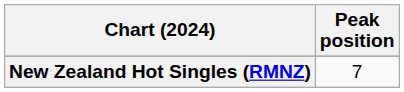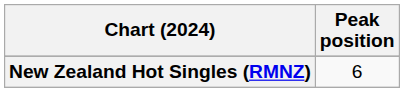(357, 71) 7 -> (357, 71) 6
